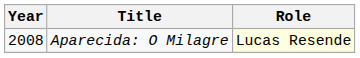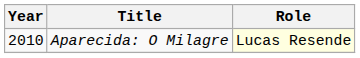(26, 41) 2008 -> (26, 41) 2010
